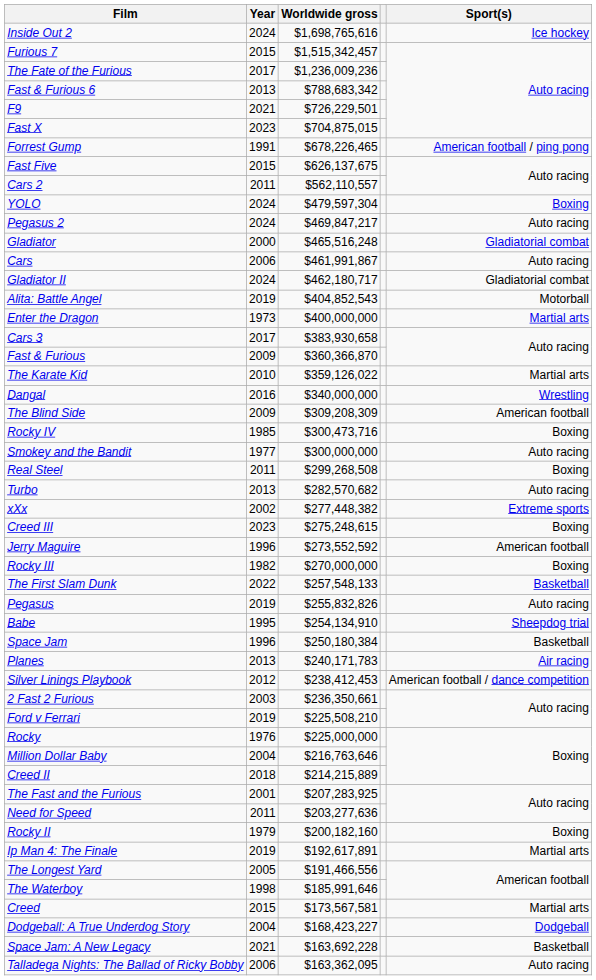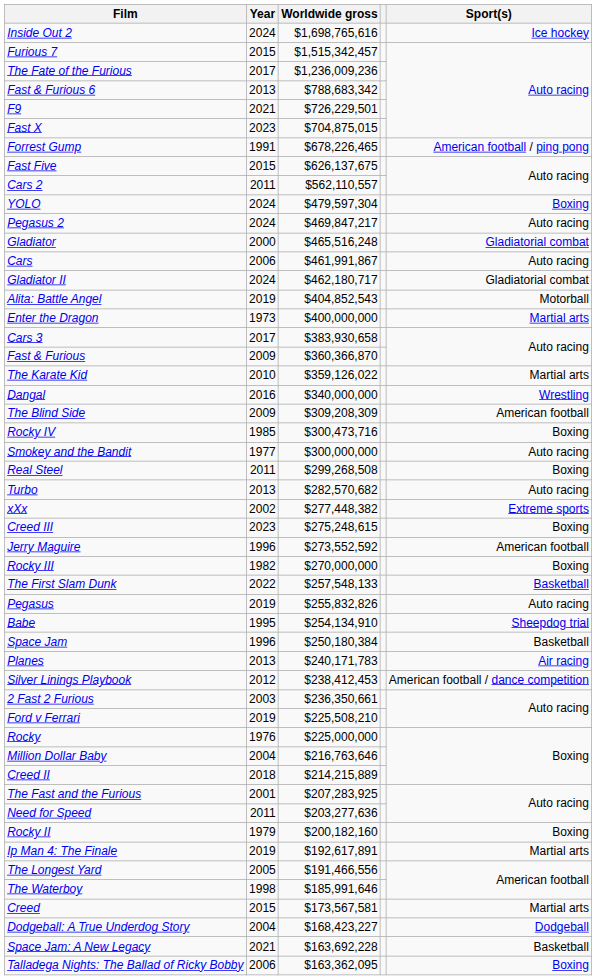(559, 965) Auto racing -> (571, 965) Boxing
